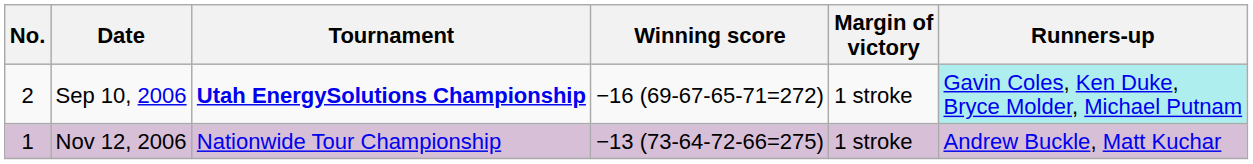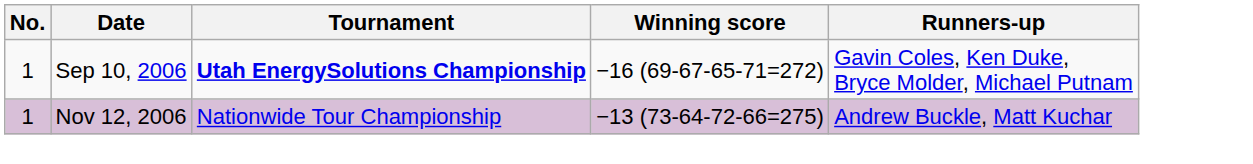- column: (884, 35)
(28, 94) 2 -> (28, 70) 1
(1093, 94) paleturquoise background -> (983, 70) no background
